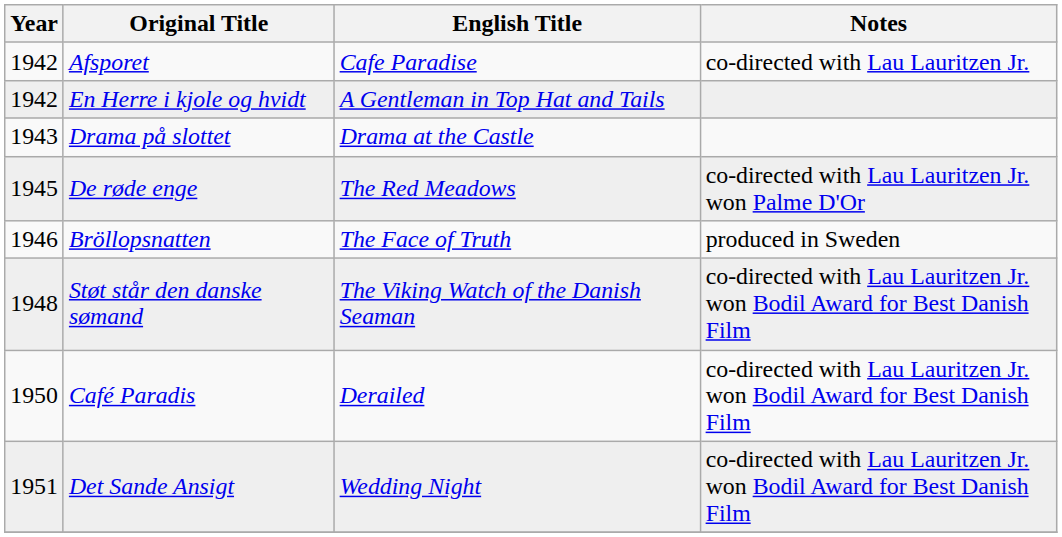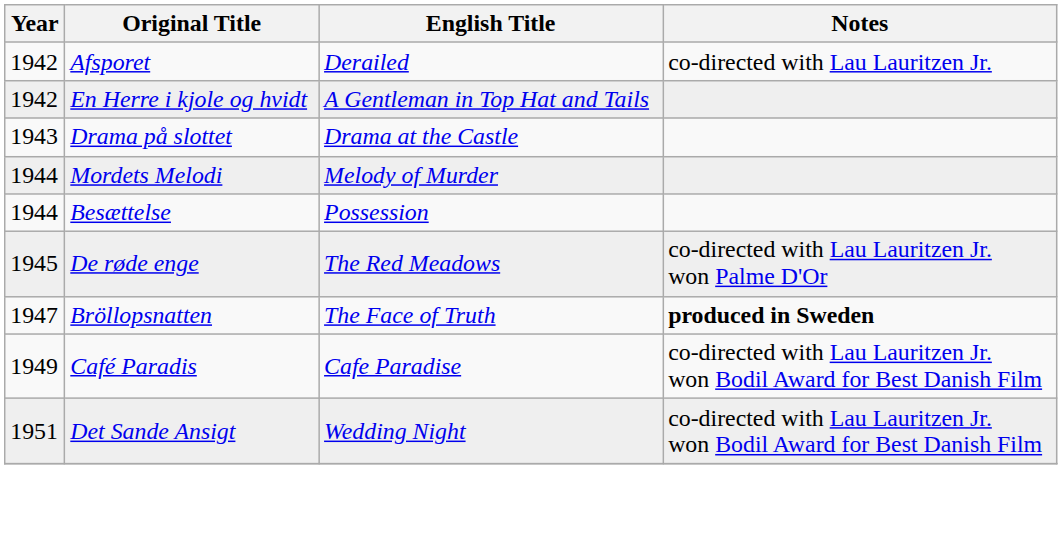(408, 61) Cafe Paradise -> (366, 61) Derailed
+ row: (146, 174)
+ row: (121, 212)
(34, 239) 1946 -> (34, 314) 1947
(803, 239) normal -> (771, 314) bold
- row: (165, 303)
(34, 395) 1950 -> (34, 366) 1949
(382, 395) Derailed -> (393, 366) Cafe Paradise
